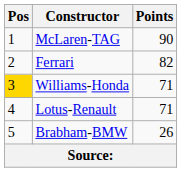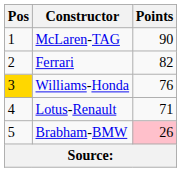(166, 86) 71 -> (166, 86) 76
(166, 132) no background -> (166, 132) pink background
